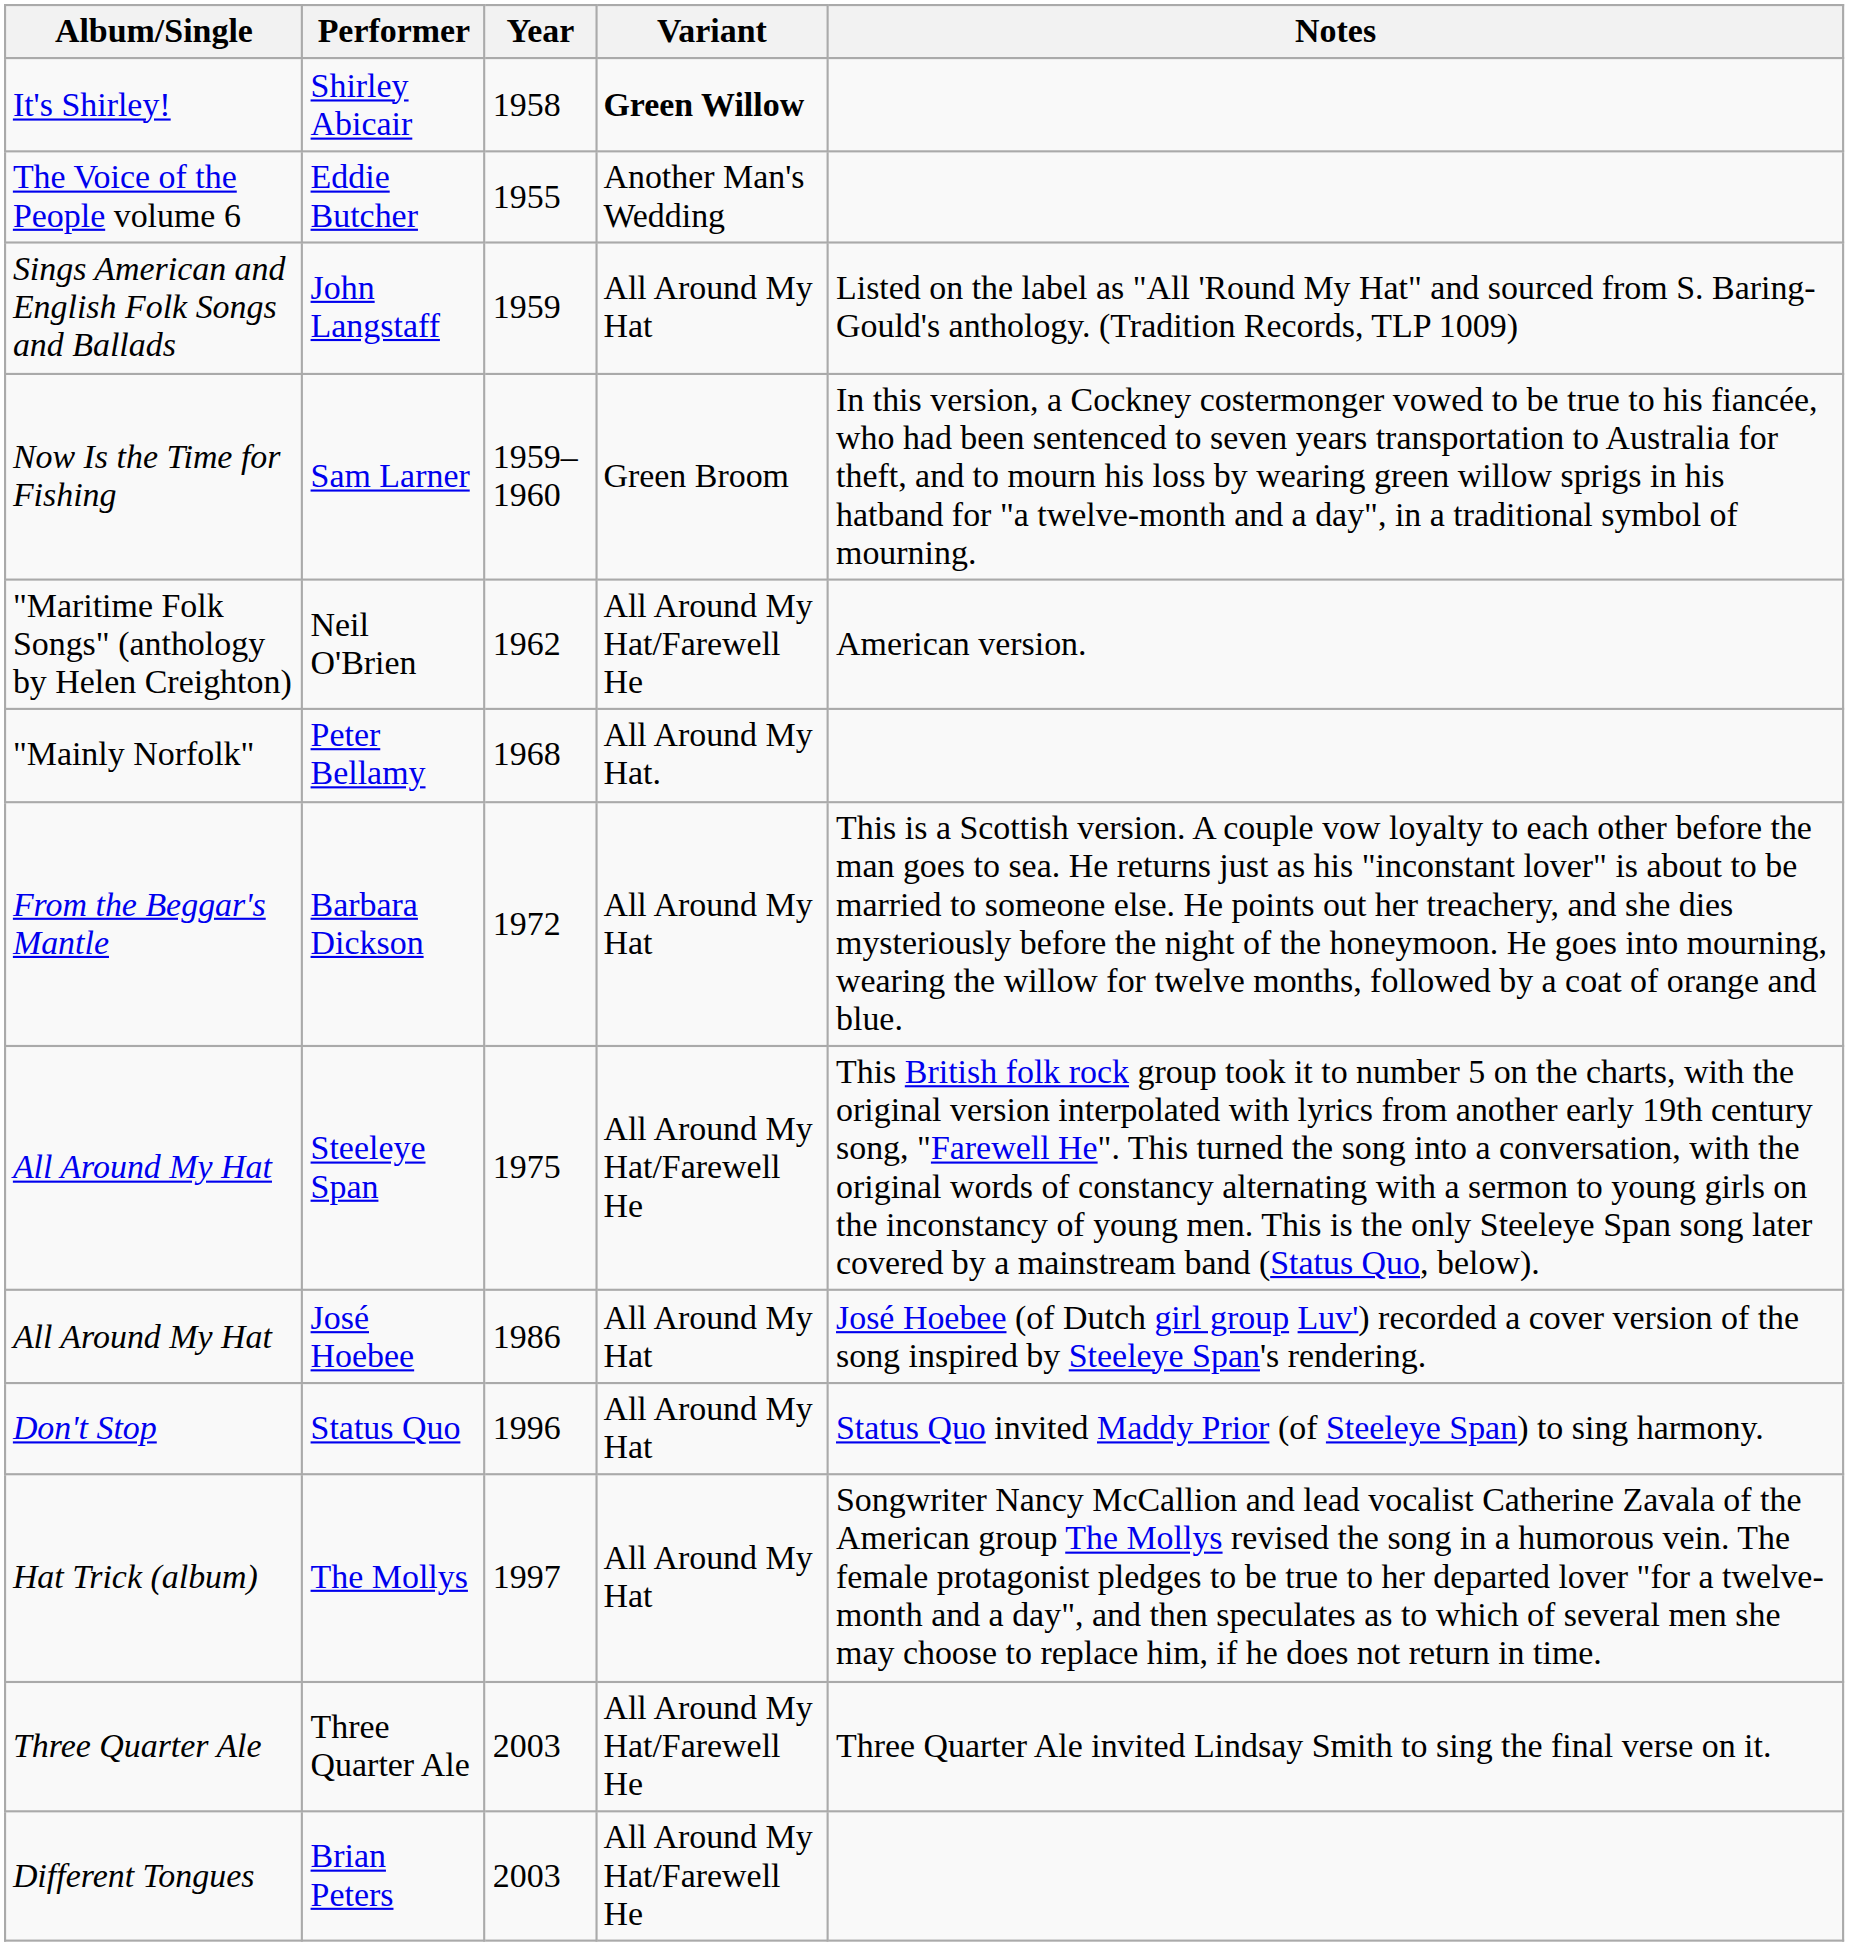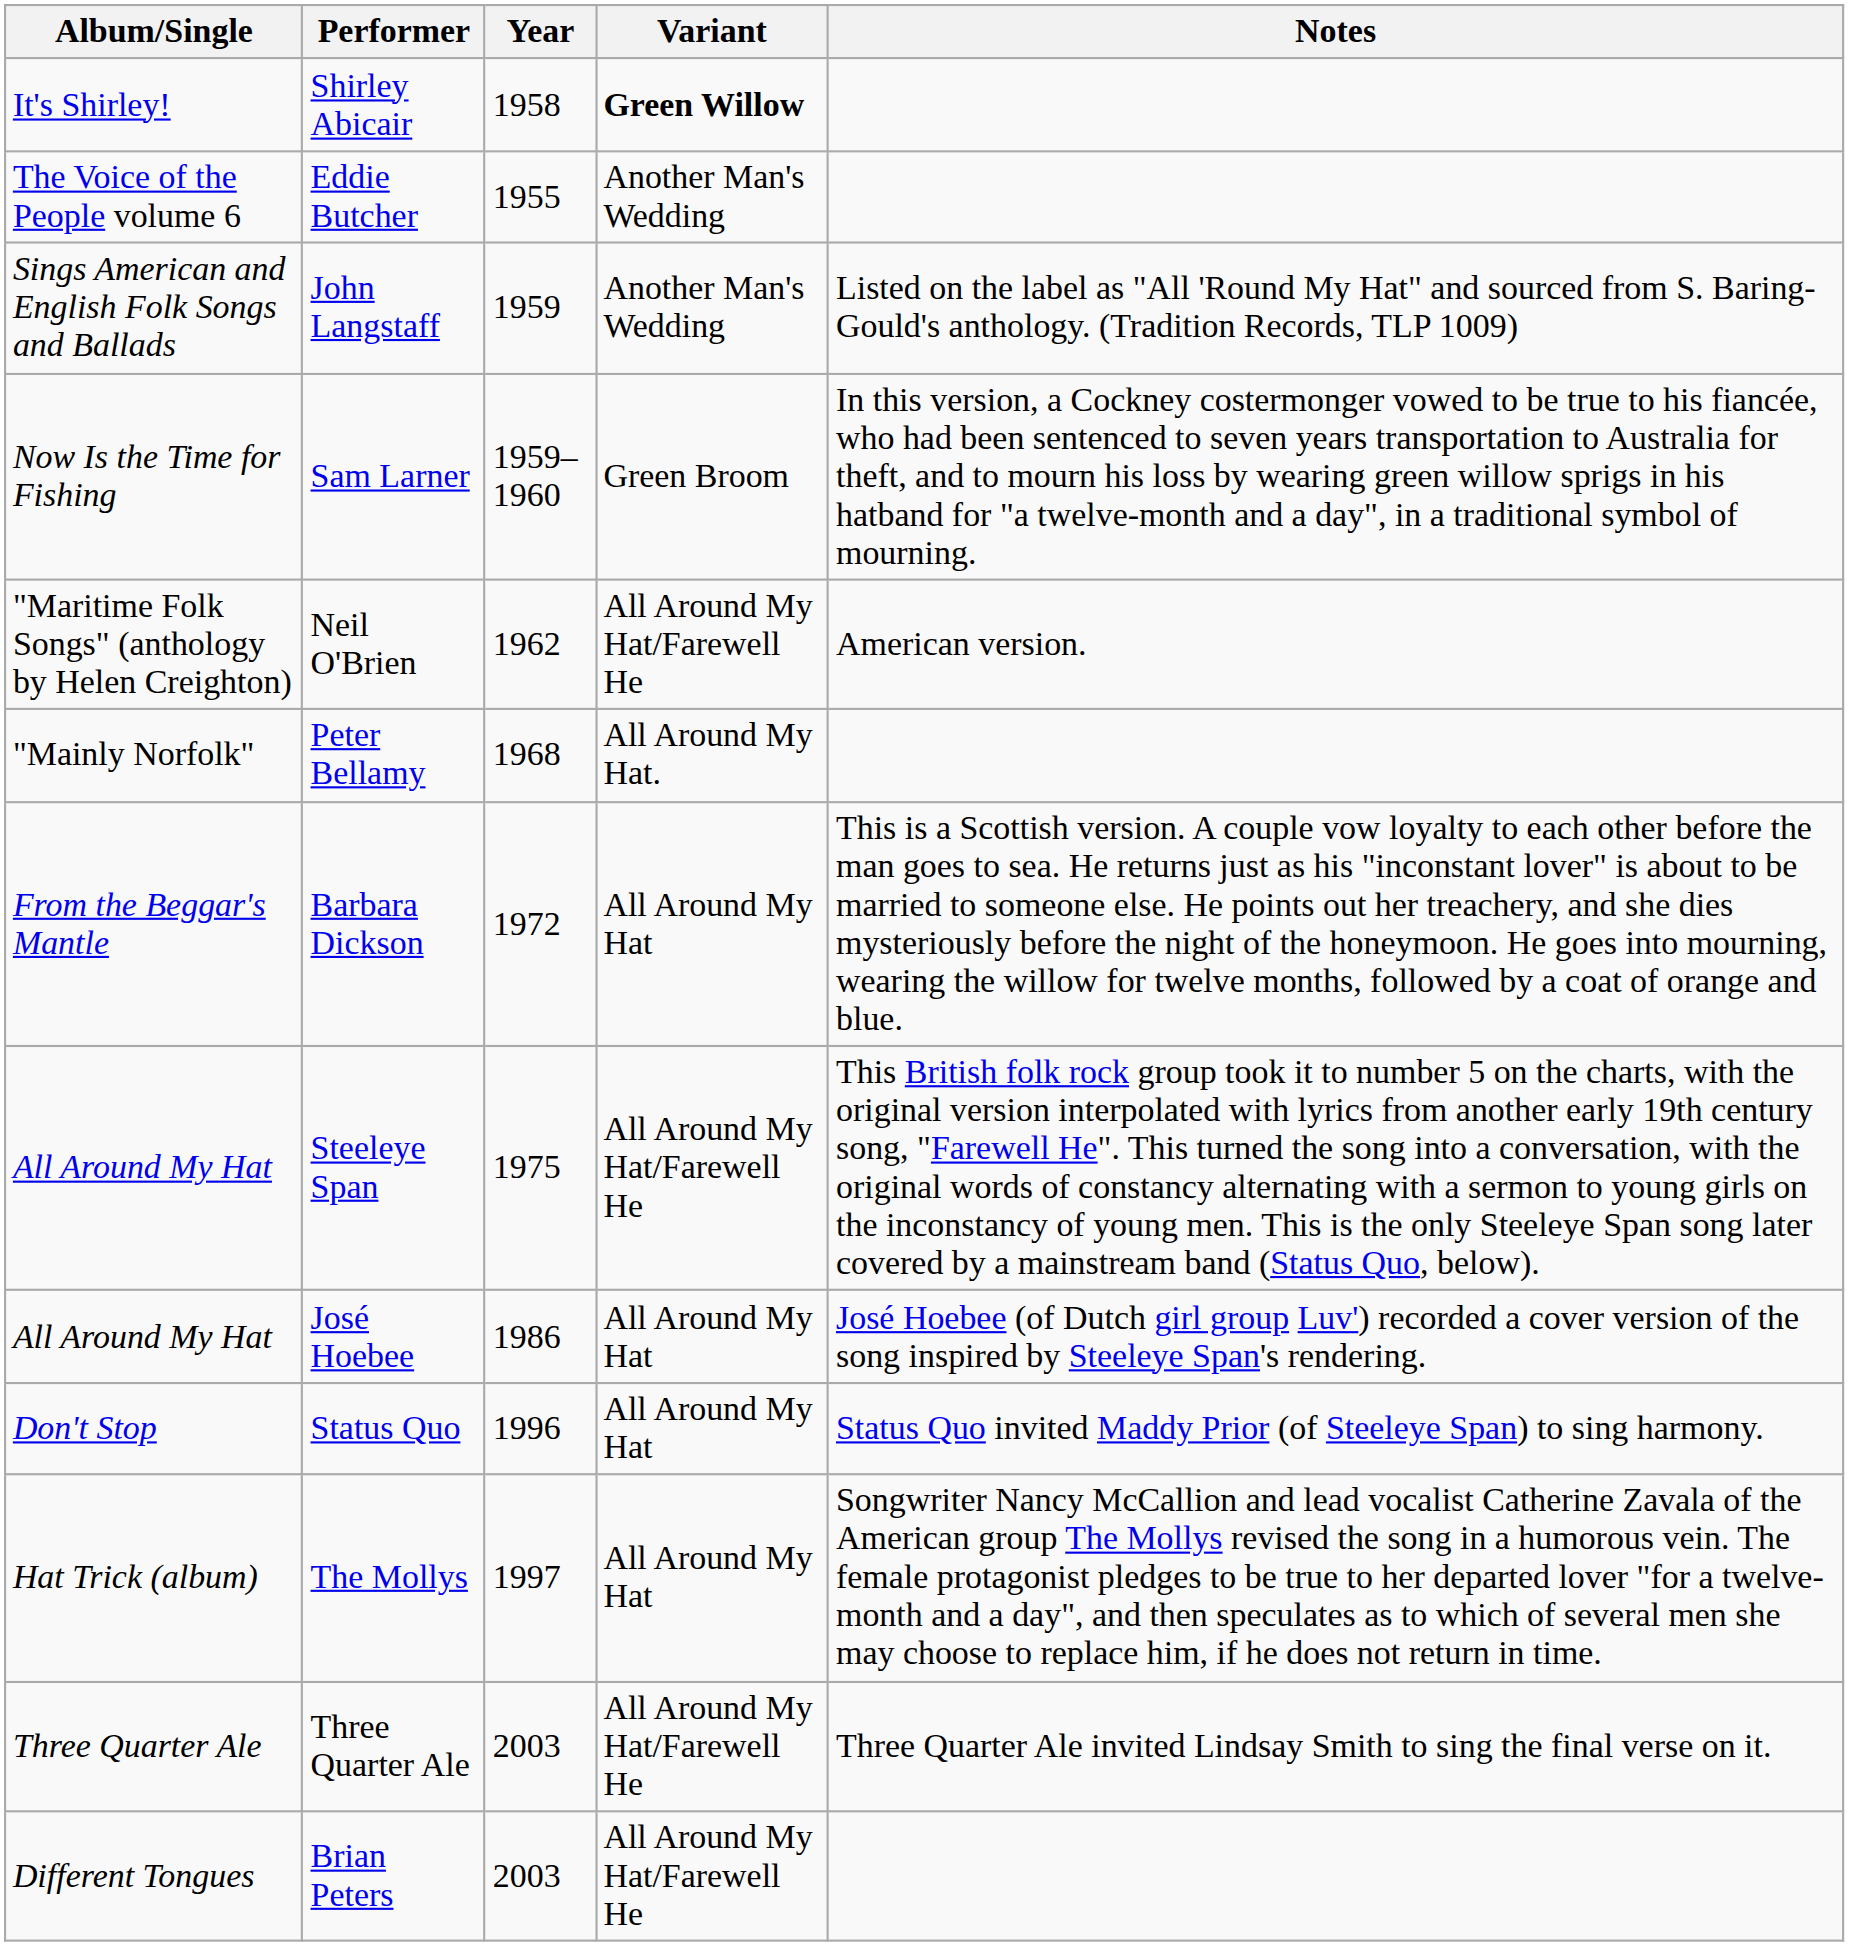(708, 307) All Around My Hat -> (704, 307) Another Man's Wedding
